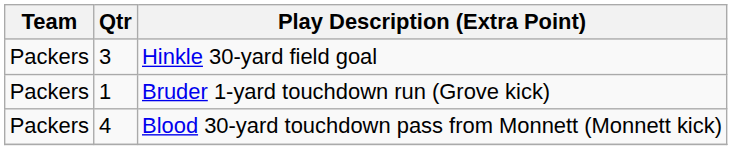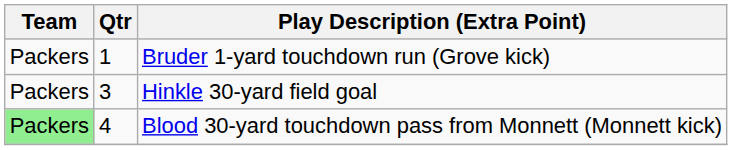rows swapped: (346, 91) <-> (260, 56)
(49, 126) no background -> (49, 126) lightgreen background
